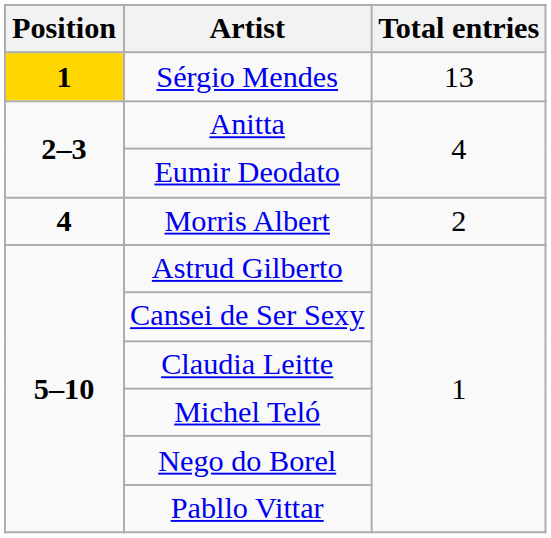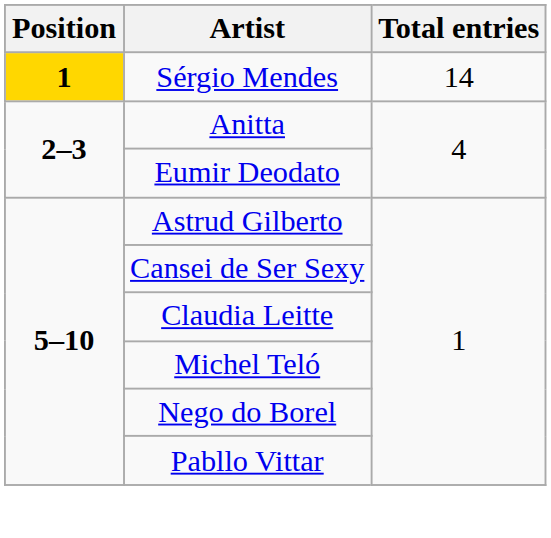(459, 76) 13 -> (459, 76) 14
- row: (247, 220)
